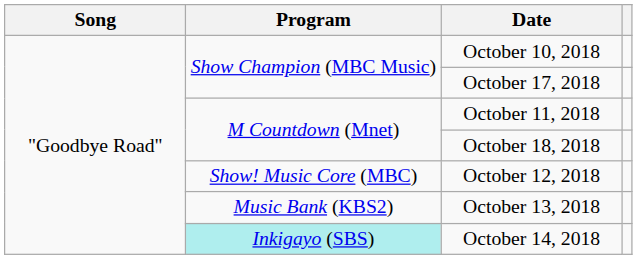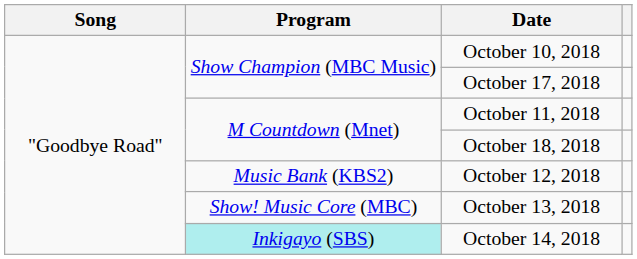(313, 176) Show! Music Core (MBC) -> (313, 176) Music Bank (KBS2)
(313, 207) Music Bank (KBS2) -> (313, 207) Show! Music Core (MBC)
